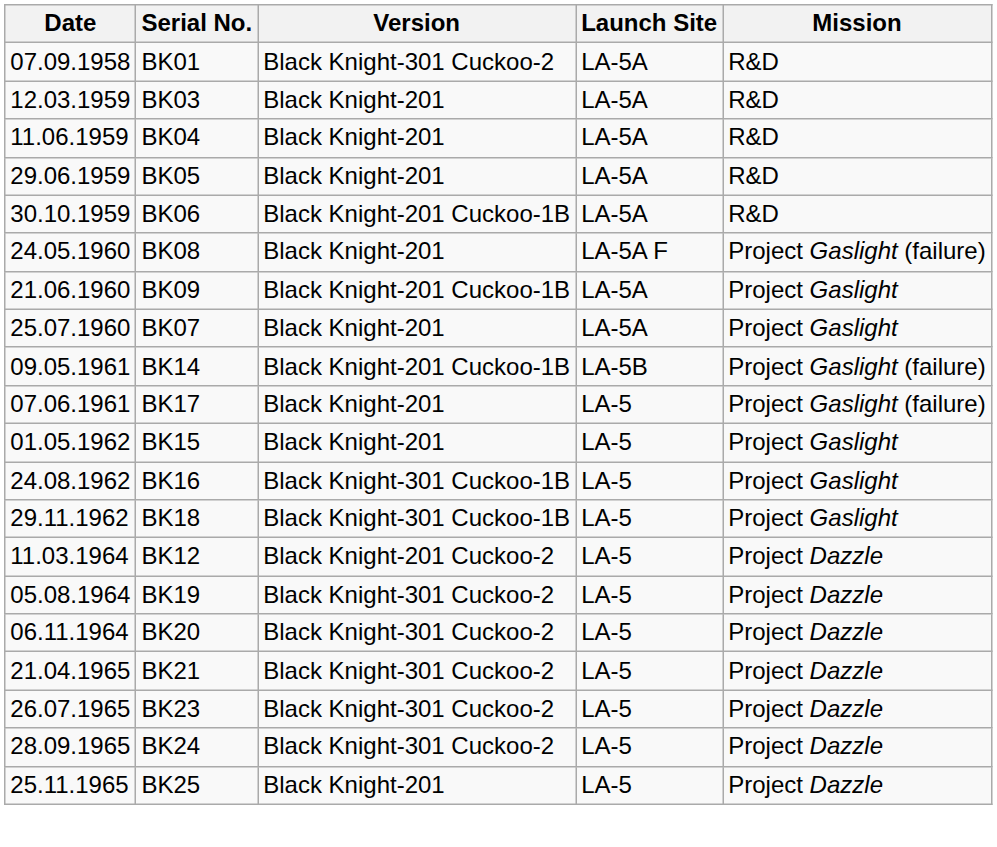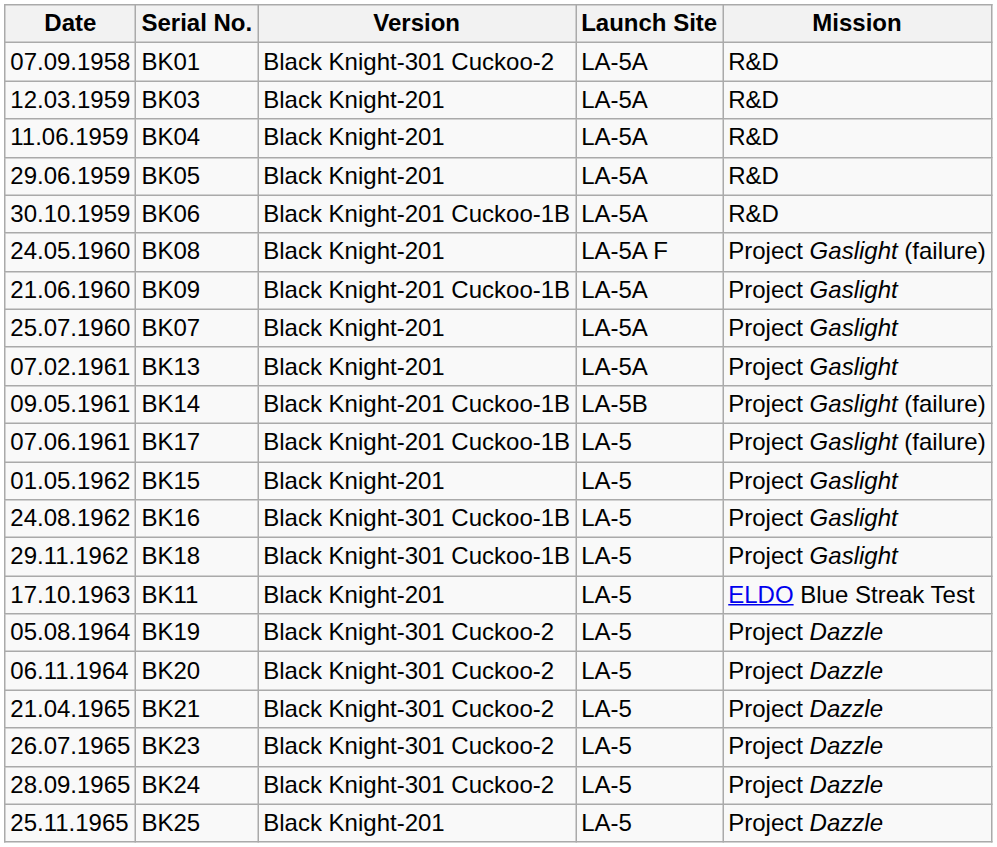+ row: (171, 366)
(354, 404) Black Knight-201 -> (417, 442) Black Knight-201 Cuckoo-1B
+ row: (170, 594)
- row: (171, 556)
